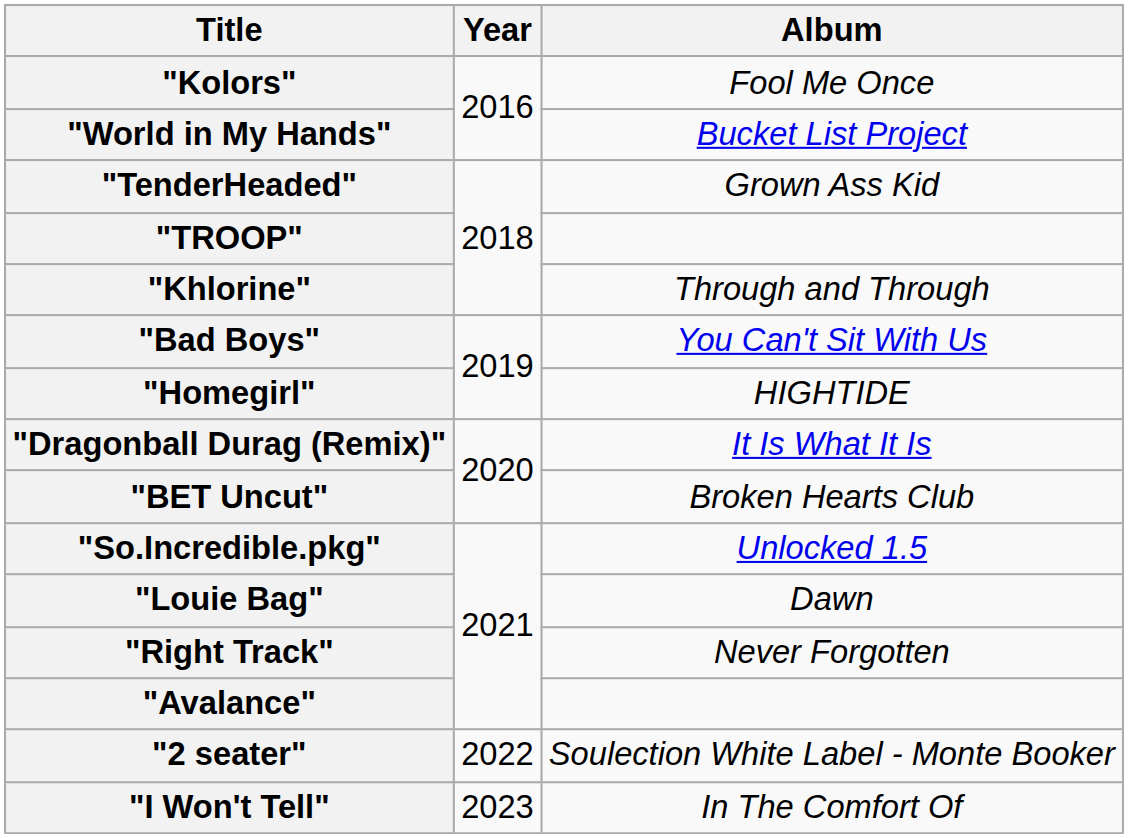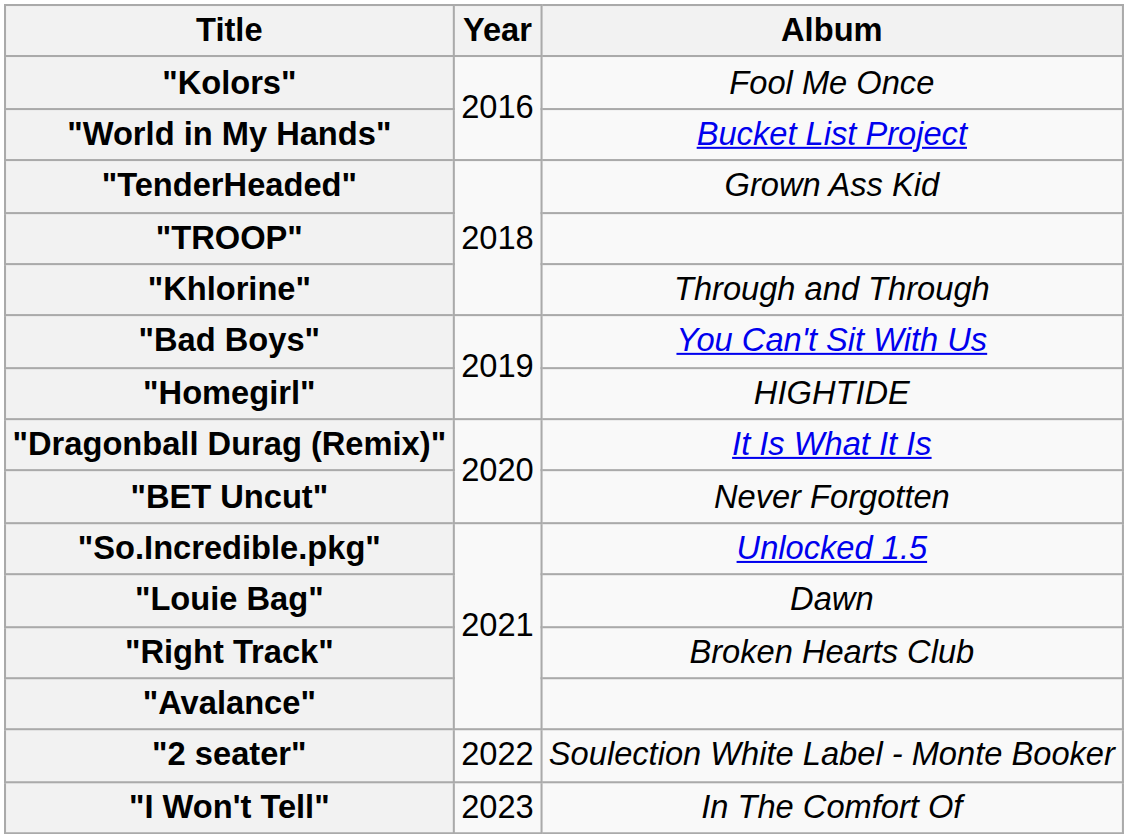(832, 496) Broken Hearts Club -> (832, 496) Never Forgotten
(832, 651) Never Forgotten -> (832, 651) Broken Hearts Club
